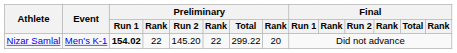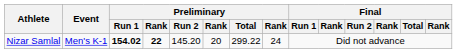(156, 41) normal -> (156, 41) bold
(216, 41) 22 -> (216, 41) 20
(276, 41) 20 -> (276, 41) 24
